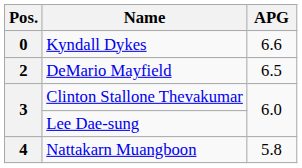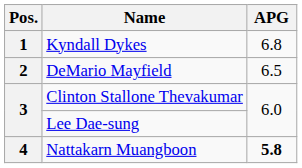(23, 44) 0 -> (23, 44) 1
(271, 44) 6.6 -> (271, 44) 6.8
(271, 149) normal -> (271, 149) bold
